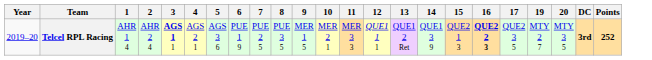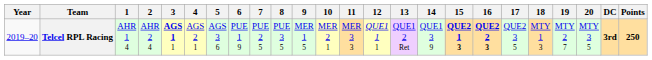+ column: (541, 11)
(459, 36) normal -> (459, 36) bold
(608, 36) 252 -> (633, 36) 250
